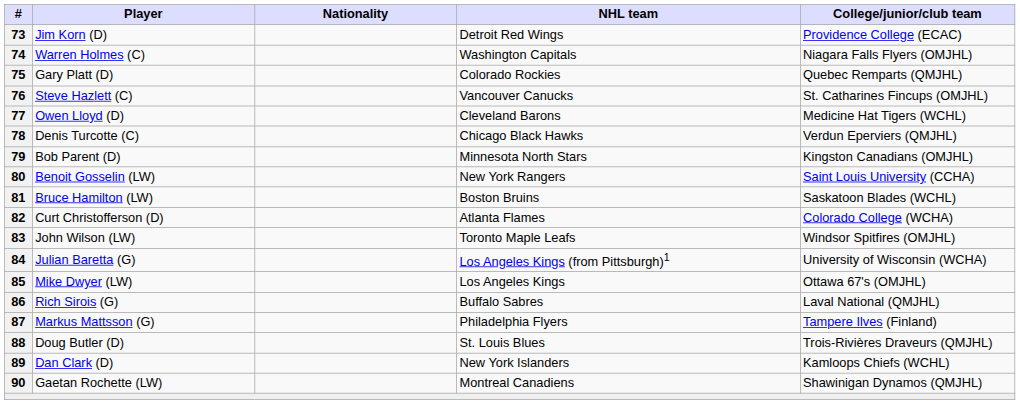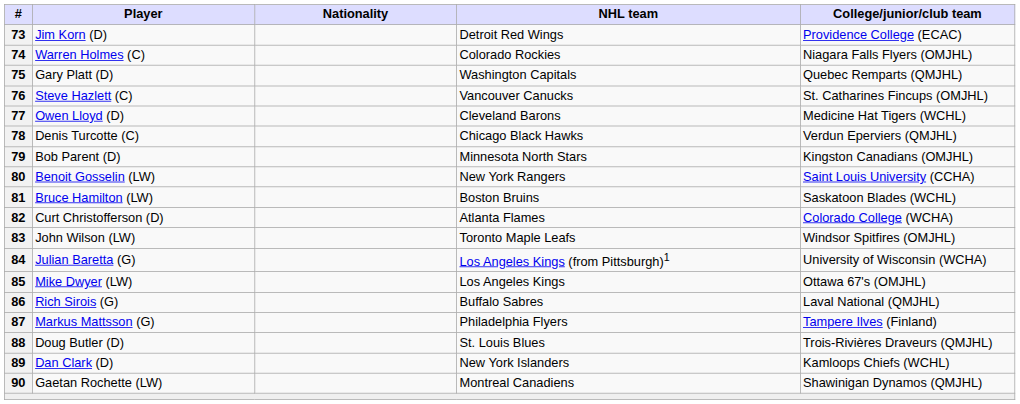(518, 55) Washington Capitals -> (510, 55) Colorado Rockies
(510, 75) Colorado Rockies -> (518, 75) Washington Capitals
